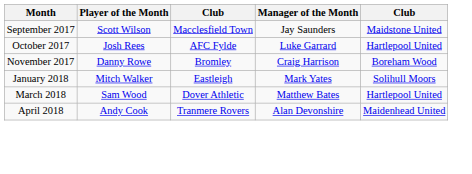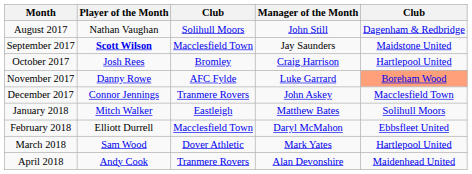+ row: (41, 29)
(124, 29) normal -> (124, 45) bold
(213, 45) AFC Fylde -> (213, 62) Bromley
(308, 45) Luke Garrard -> (308, 62) Craig Harrison
(213, 62) Bromley -> (213, 78) AFC Fylde
(308, 62) Craig Harrison -> (308, 78) Luke Garrard
(404, 62) no background -> (414, 78) lightsalmon background
+ row: (41, 95)
(308, 78) Mark Yates -> (308, 111) Matthew Bates
+ row: (41, 128)
(308, 95) Matthew Bates -> (308, 144) Mark Yates
